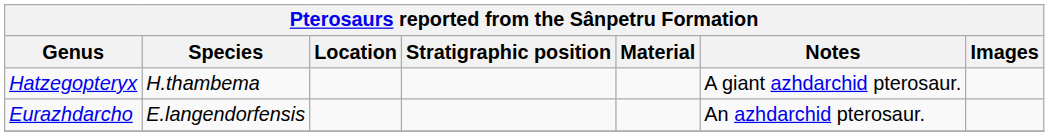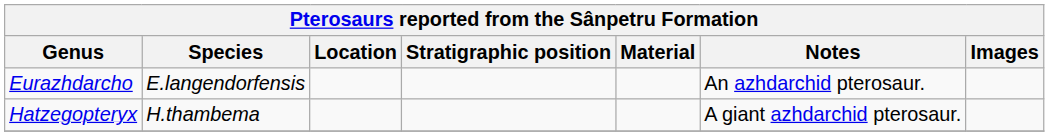rows swapped: (71, 114) <-> (73, 83)
